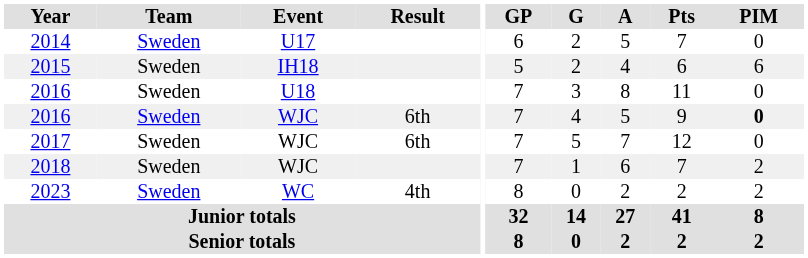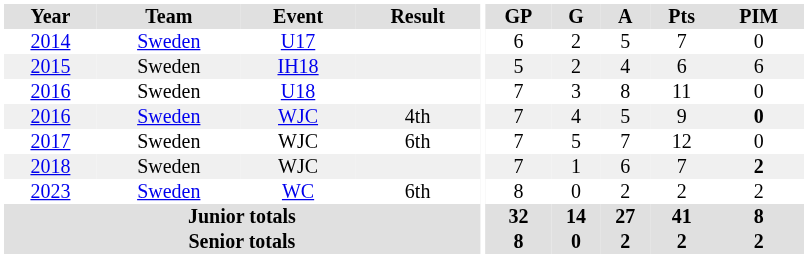(418, 116) 6th -> (418, 116) 4th
(759, 166) normal -> (759, 166) bold
(418, 191) 4th -> (418, 191) 6th
